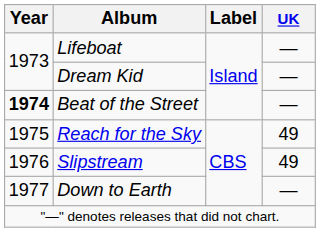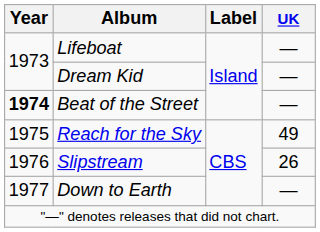(289, 162) 49 -> (289, 162) 26
